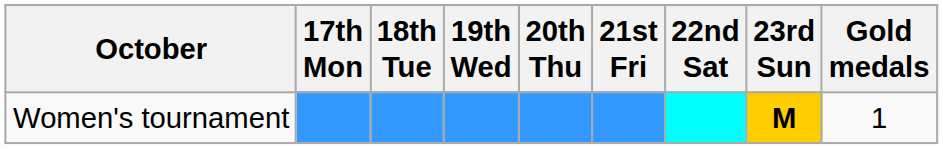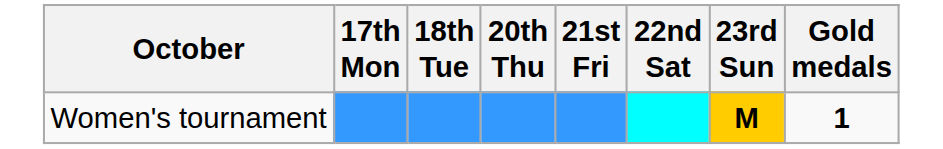- column: (481, 48)
(879, 117) normal -> (842, 117) bold
